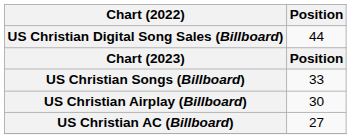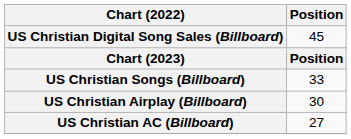(316, 36) 44 -> (316, 36) 45
